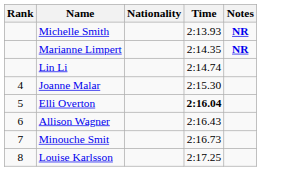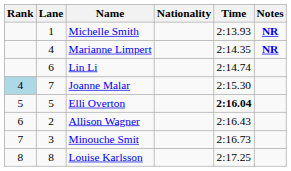+ column: (51, 13)
(20, 85) no background -> (20, 85) lightblue background
